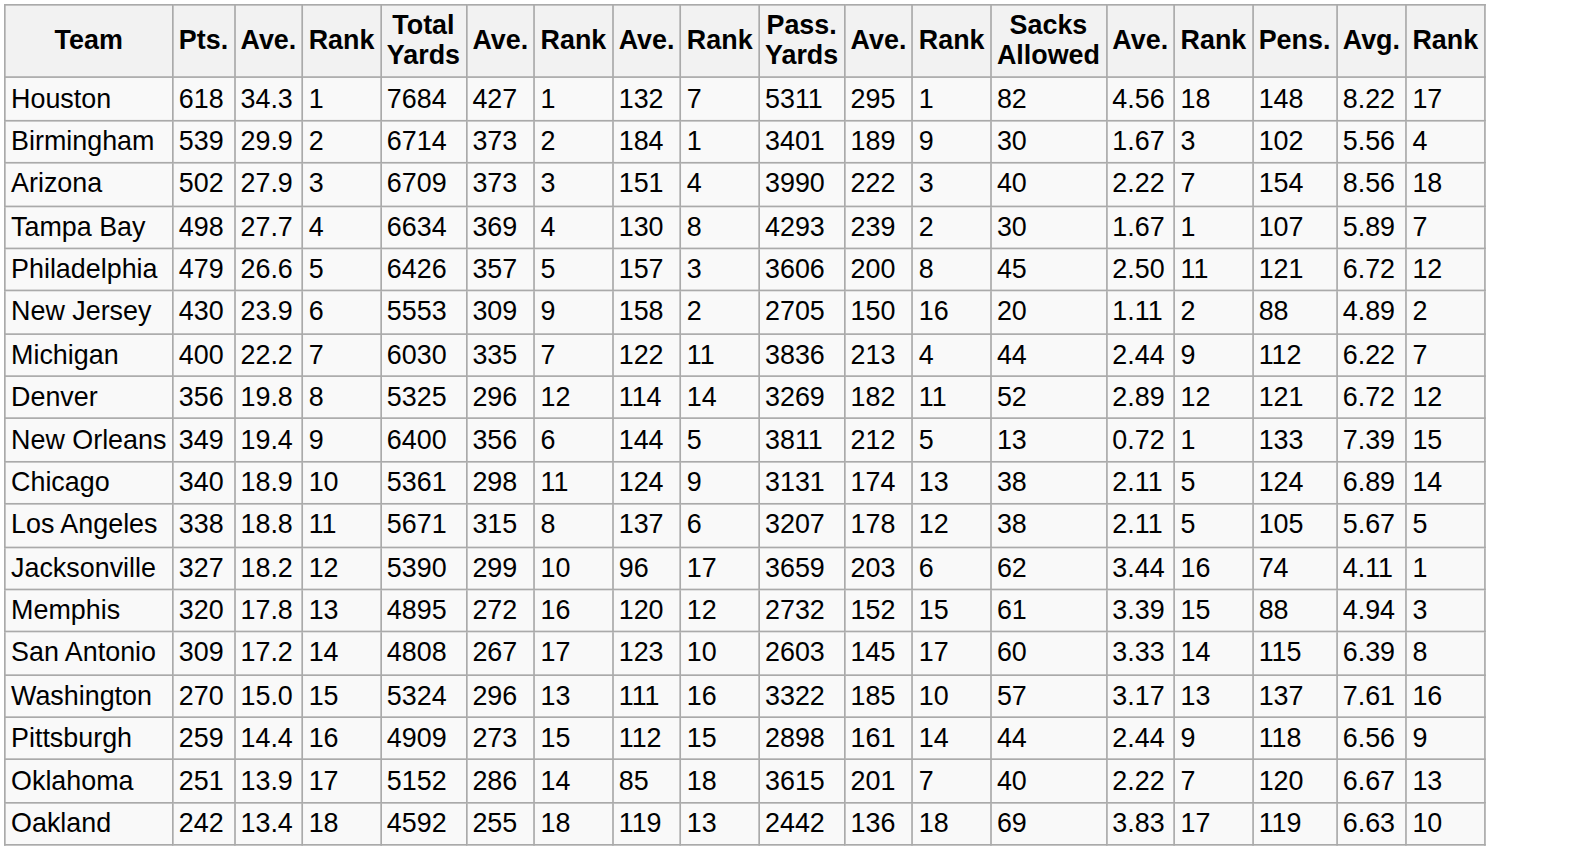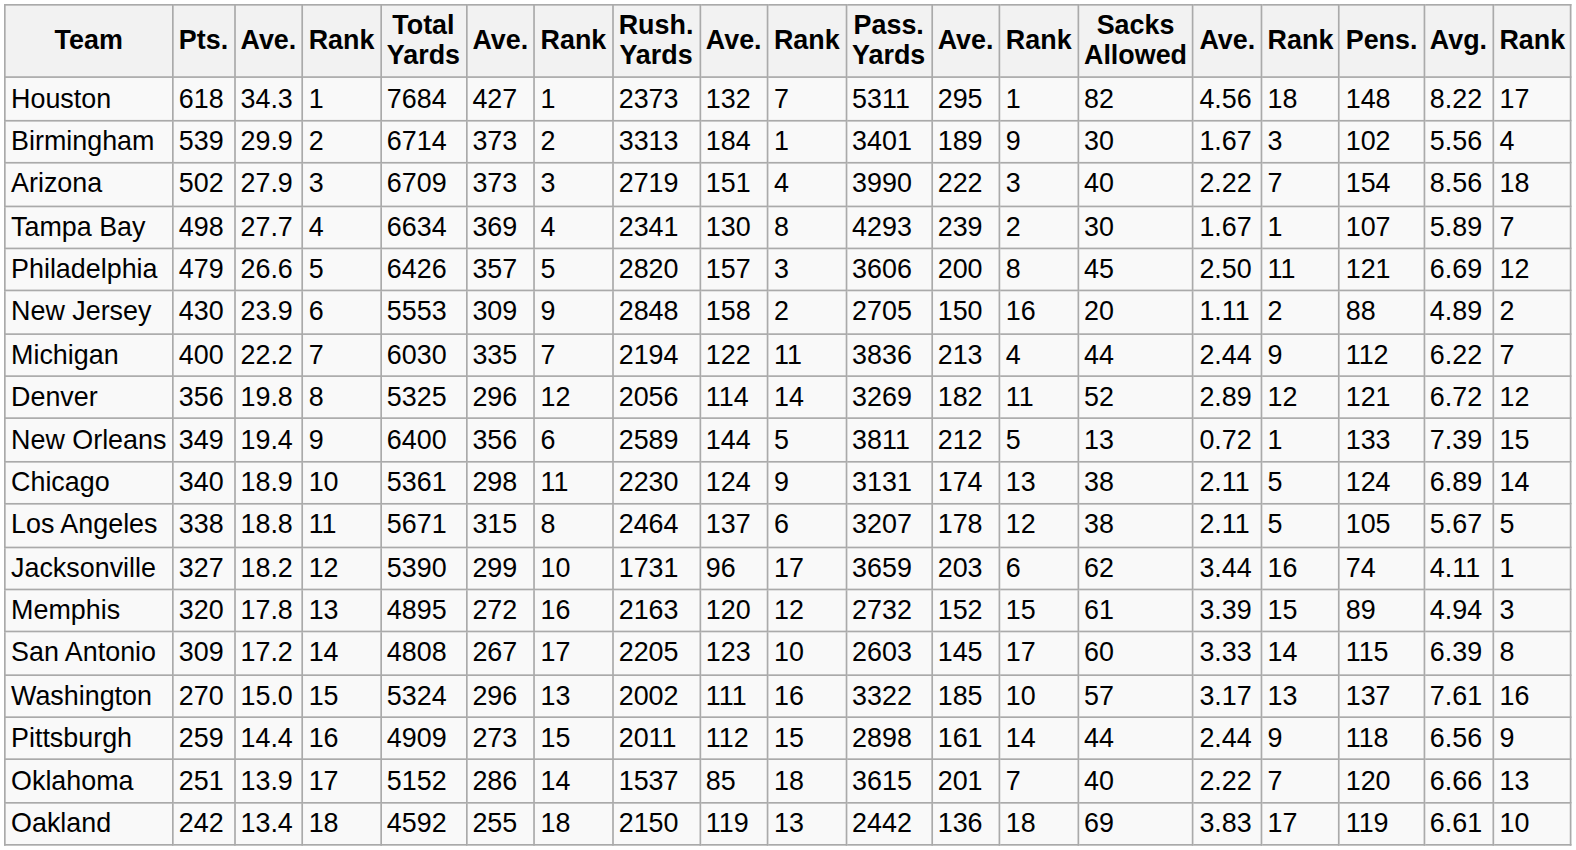+ column: (656, 40)
(1369, 269) 6.72 -> (1456, 269) 6.69
(1274, 610) 88 -> (1361, 610) 89
(1369, 780) 6.67 -> (1456, 780) 6.66
(1369, 823) 6.63 -> (1456, 823) 6.61
